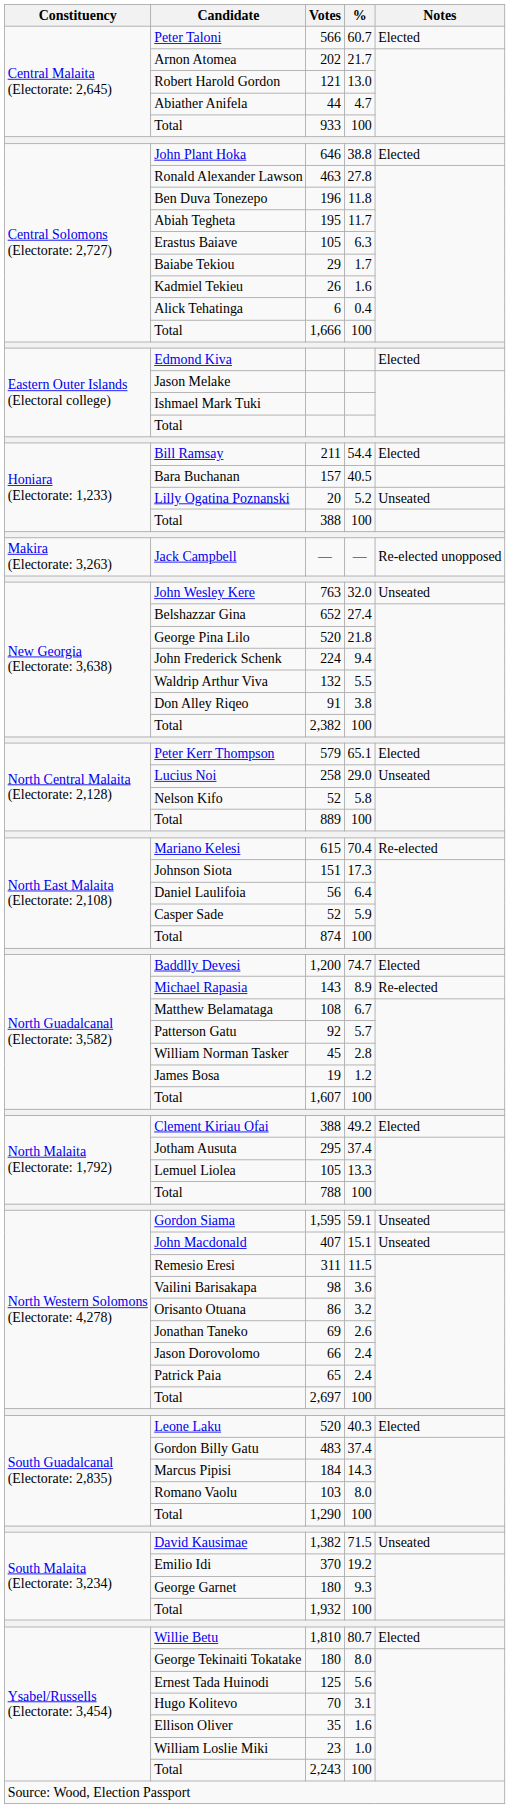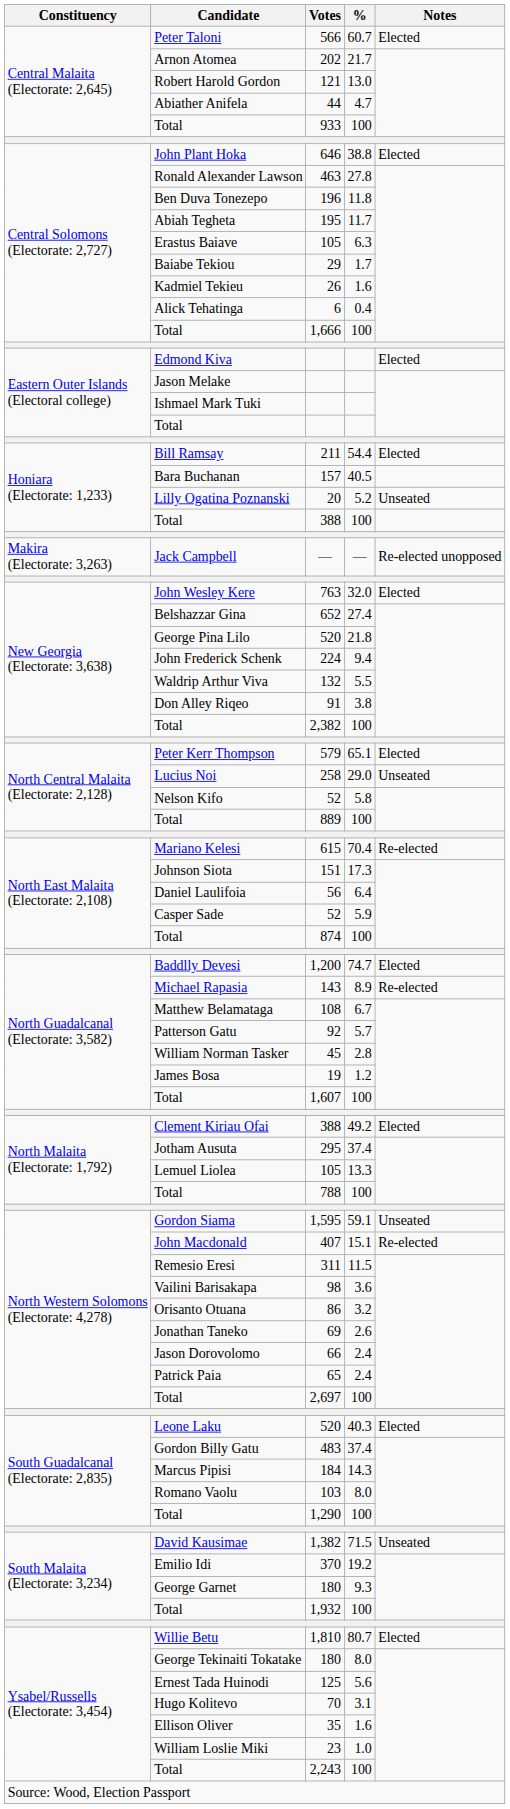(404, 593) Unseated -> (399, 593) Elected
(404, 1243) Unseated -> (408, 1243) Re-elected
